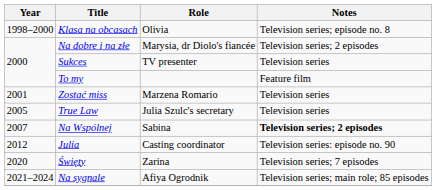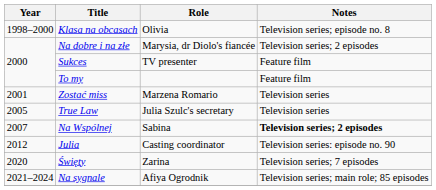(295, 62) Television series -> (285, 62) Feature film
